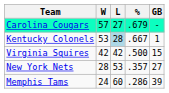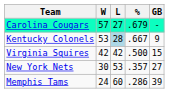(157, 39) 1 -> (157, 39) 9
(103, 67) 28 -> (103, 67) 30
